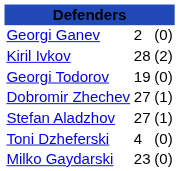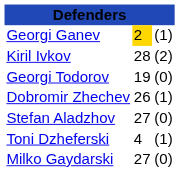(138, 35) no background -> (138, 35) gold background
(164, 35) (0) -> (164, 35) (1)
(142, 97) 27 -> (142, 97) 26
(164, 118) (1) -> (164, 118) (0)
(164, 138) (0) -> (164, 138) (1)
(142, 159) 23 -> (142, 159) 27
